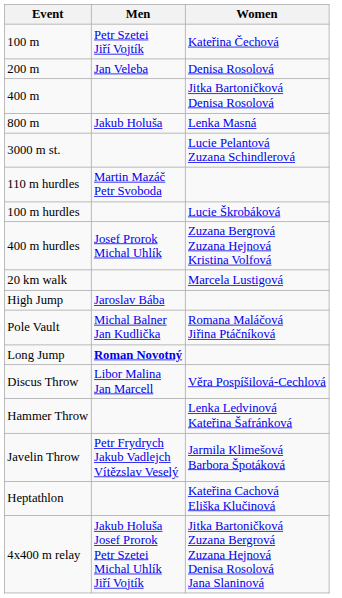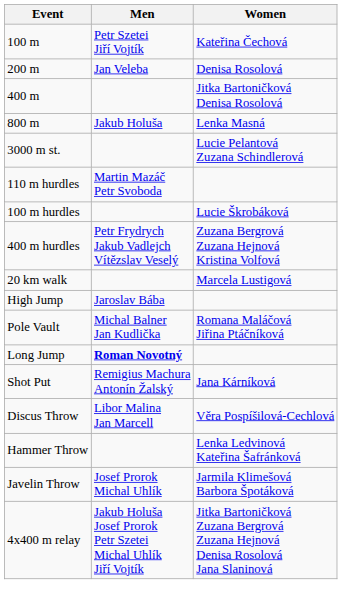(128, 245) Josef Prorok Michal Uhlík -> (136, 245) Petr Frydrych Jakub Vadlejch Vítězslav Veselý
+ row: (29, 381)
(136, 457) Petr Frydrych Jakub Vadlejch Vítězslav Veselý -> (128, 484) Josef Prorok Michal Uhlík
- row: (35, 498)
